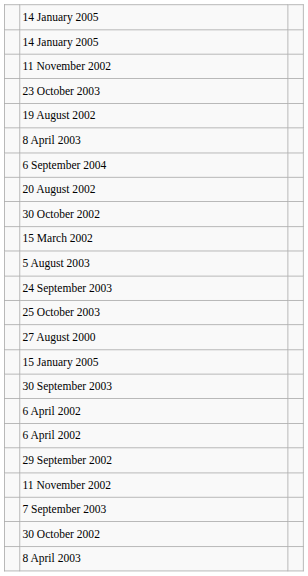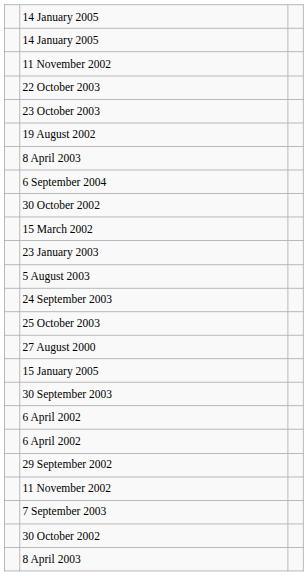+ row: (12, 88)
- row: (12, 190)
+ row: (12, 253)
